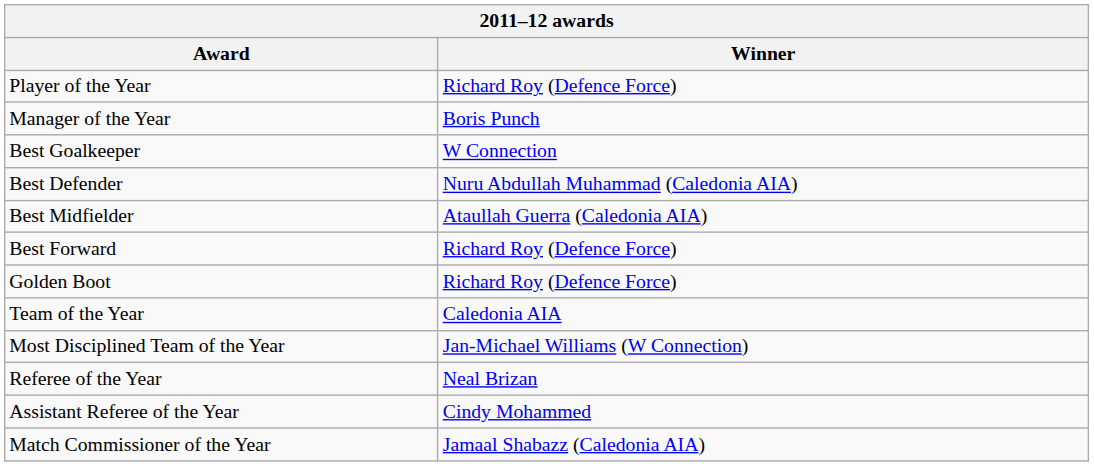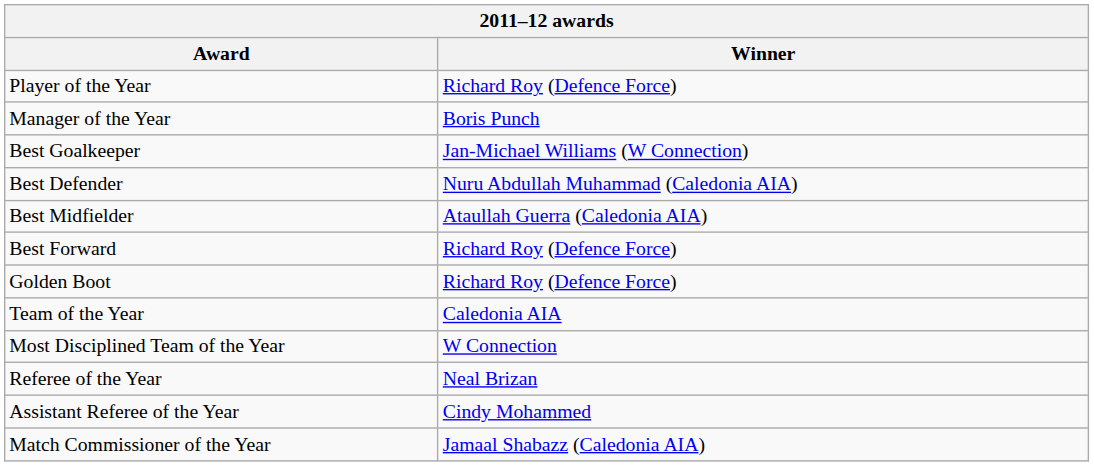(500, 151) W Connection -> (596, 151) Jan-Michael Williams (W Connection)
(596, 346) Jan-Michael Williams (W Connection) -> (500, 346) W Connection
